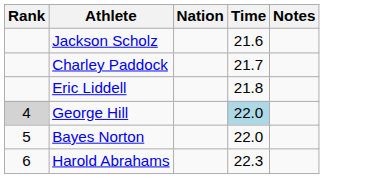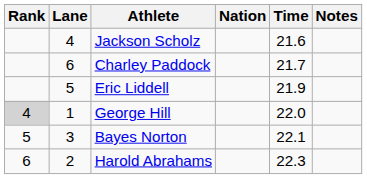+ column: (70, 16)
(248, 88) 21.8 -> (291, 88) 21.9
(248, 112) lightblue background -> (291, 112) no background
(248, 137) 22.0 -> (291, 137) 22.1
